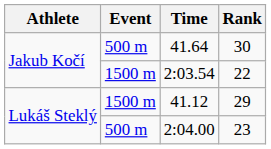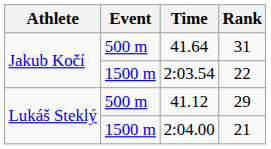(242, 46) 30 -> (242, 46) 31
(130, 102) 1500 m -> (126, 102) 500 m
(126, 129) 500 m -> (130, 129) 1500 m
(242, 129) 23 -> (242, 129) 21
